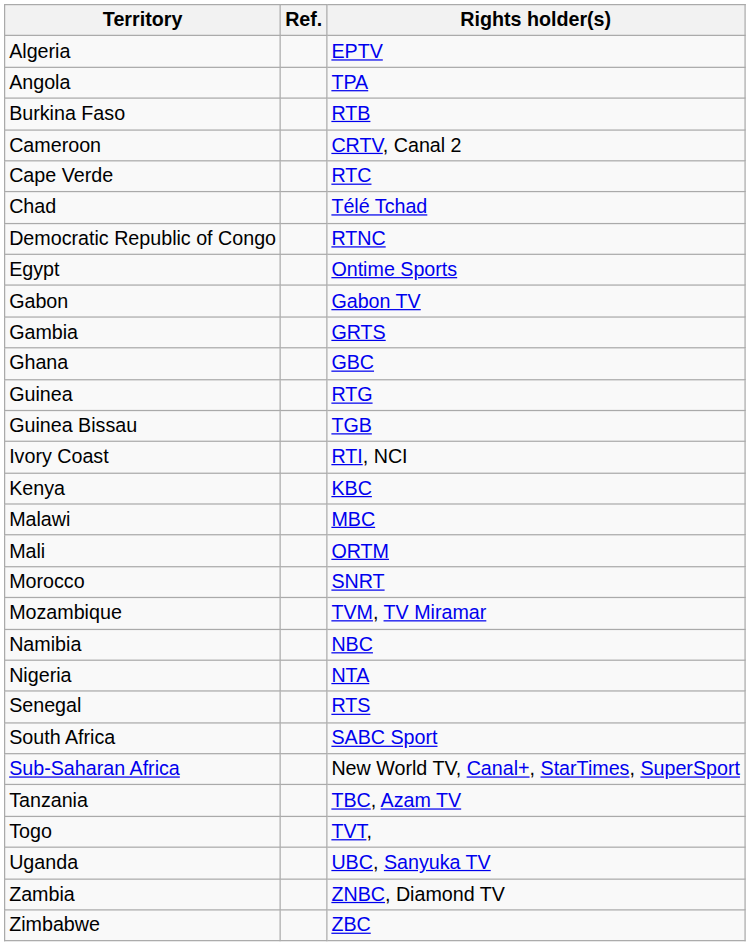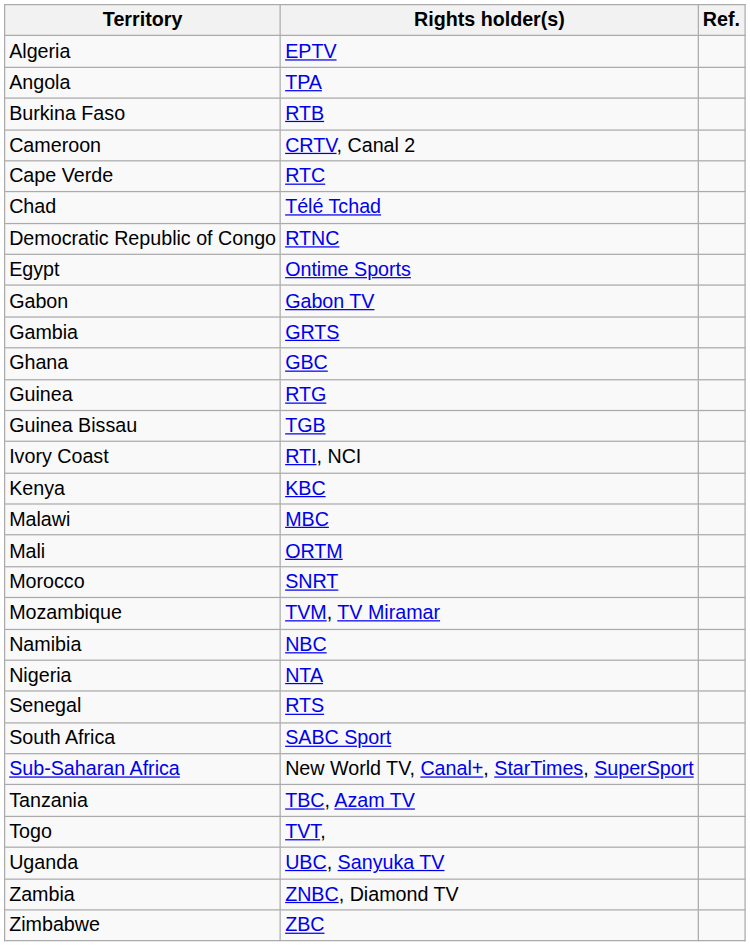columns swapped: (536, 20) <-> (304, 20)
